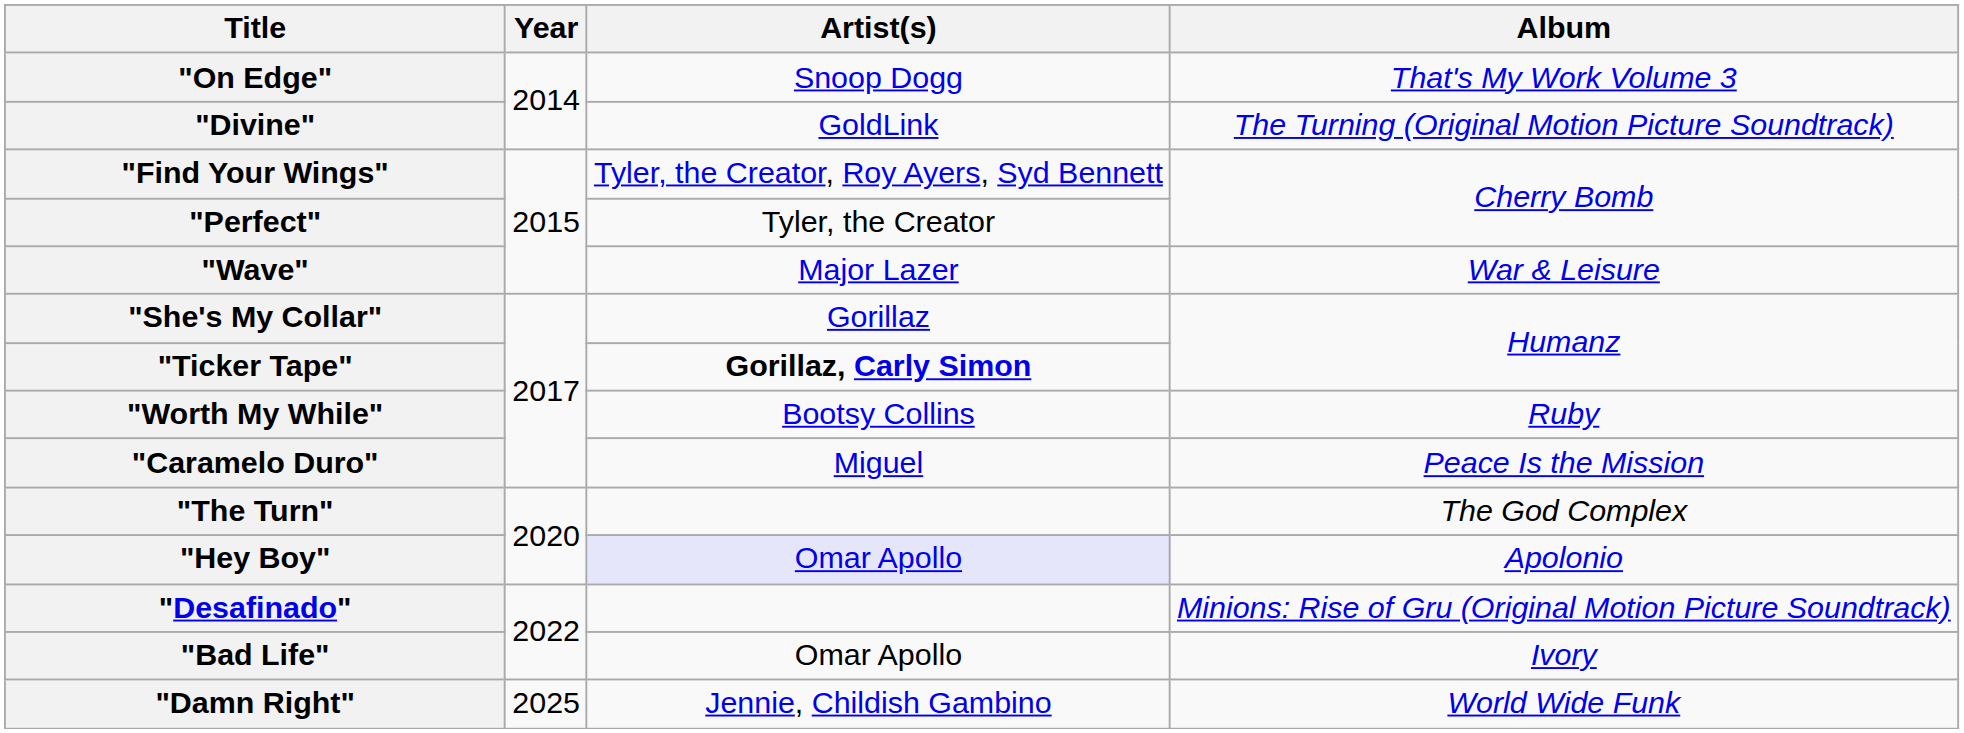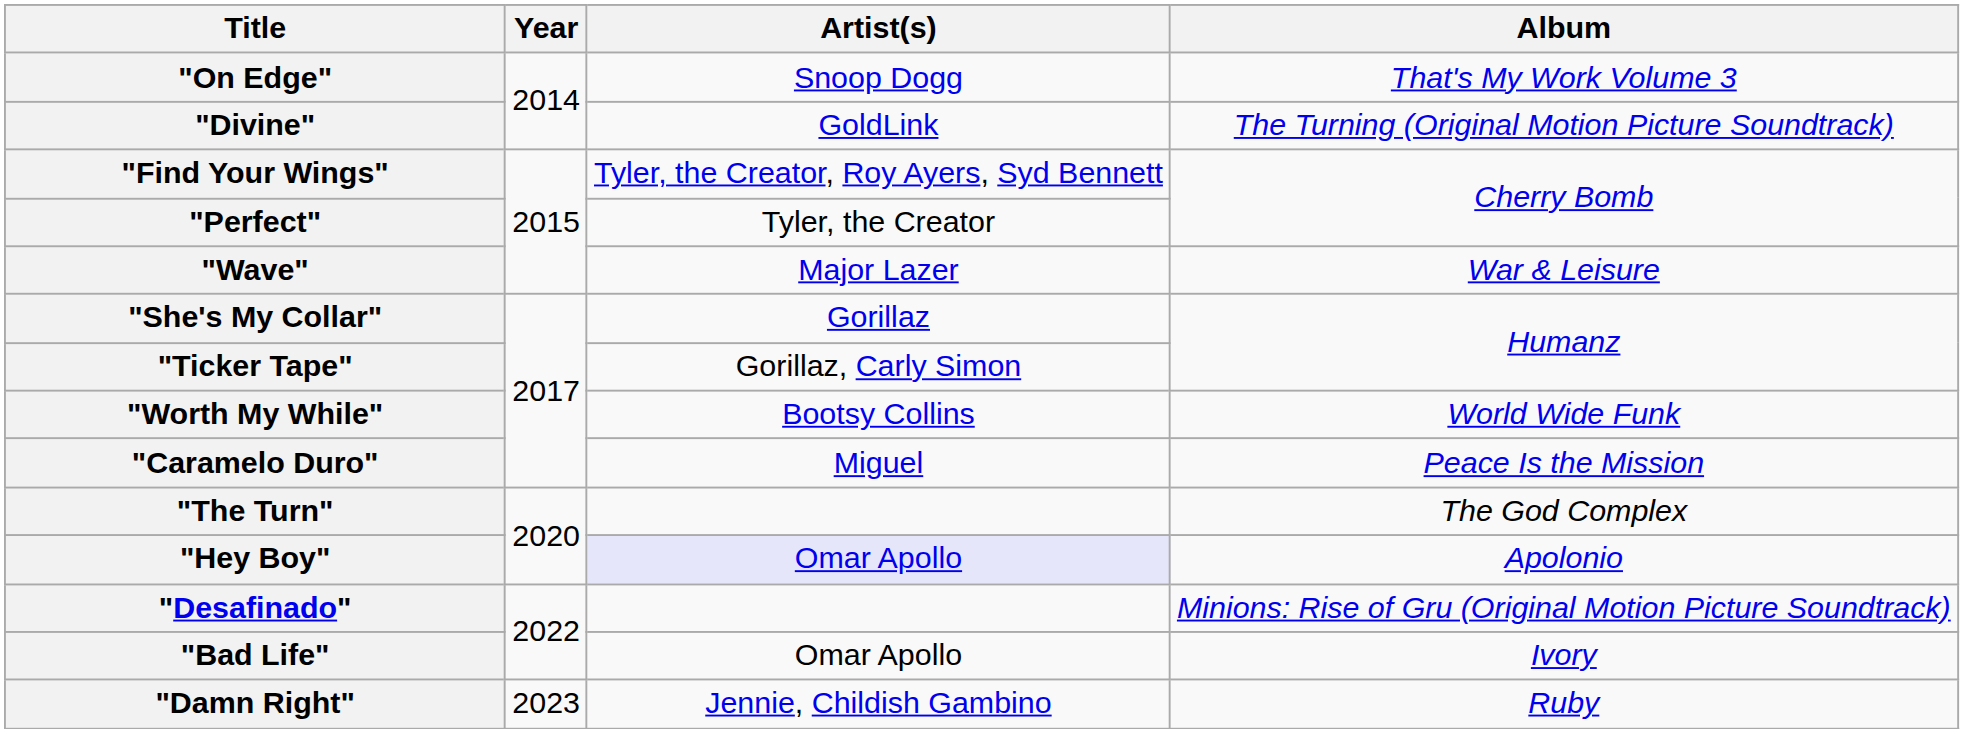(878, 366) bold -> (878, 366) normal
(1564, 414) Ruby -> (1564, 414) World Wide Funk
(546, 703) 2025 -> (546, 703) 2023
(1564, 703) World Wide Funk -> (1564, 703) Ruby
